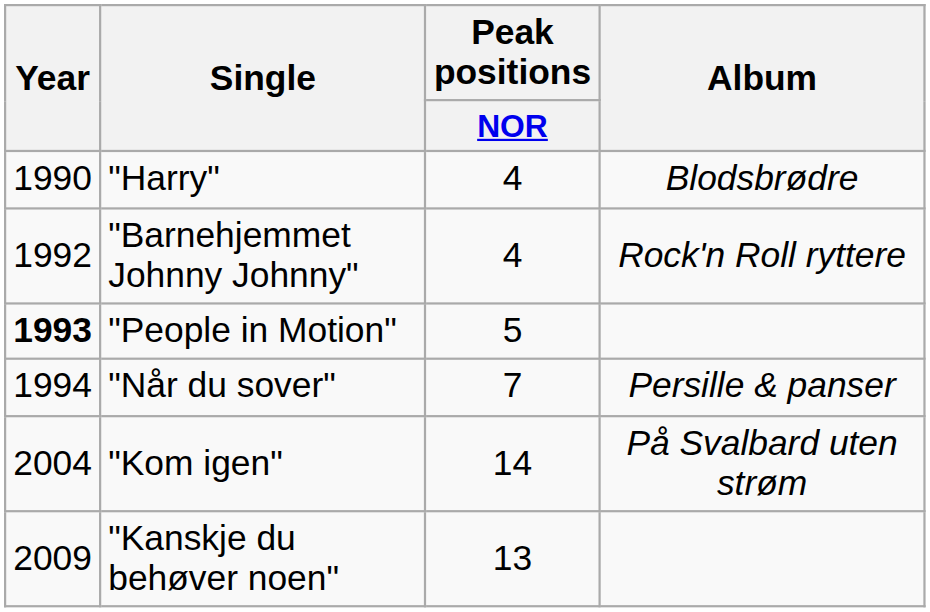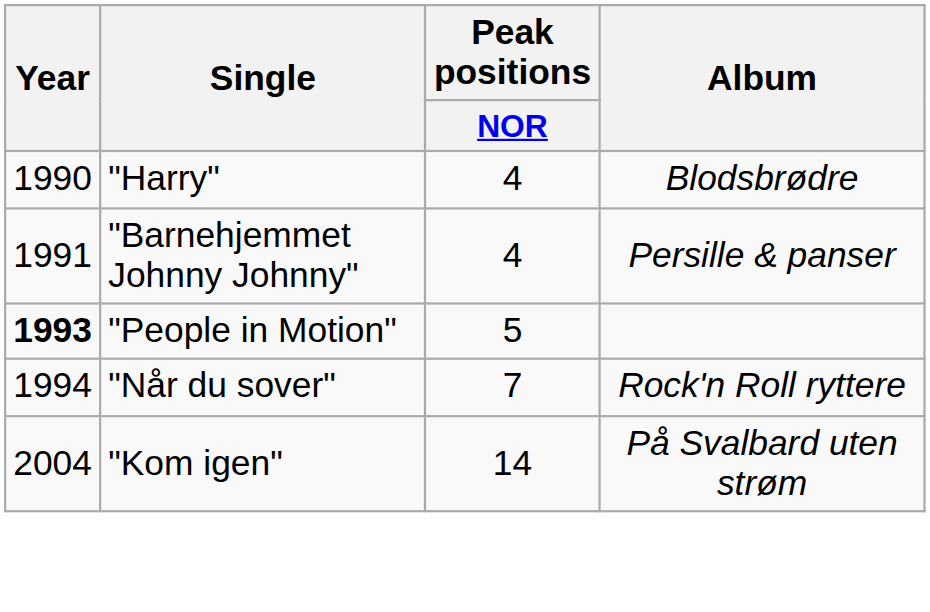(53, 254) 1992 -> (53, 254) 1991
(762, 254) Rock'n Roll ryttere -> (762, 254) Persille & panser
(762, 386) Persille & panser -> (762, 386) Rock'n Roll ryttere
- row: (224, 558)
